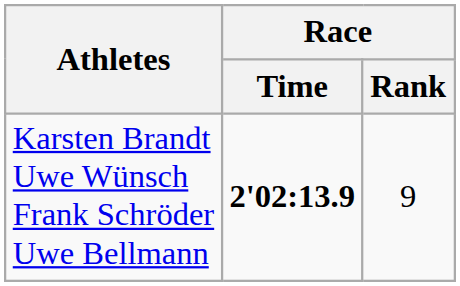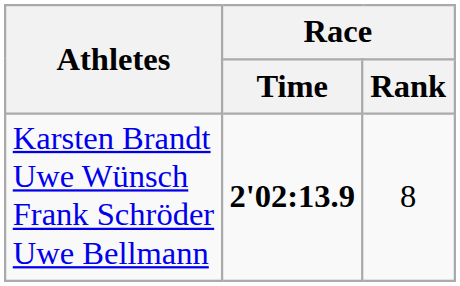(408, 196) 9 -> (408, 196) 8
